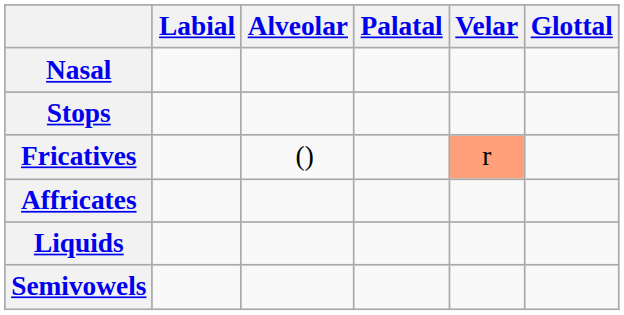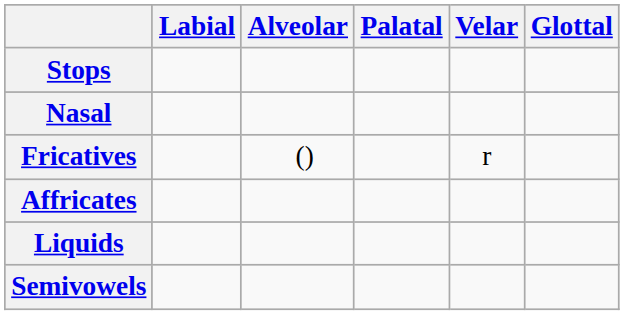rows swapped: (79, 69) <-> (79, 112)
(487, 156) lightsalmon background -> (487, 156) no background
